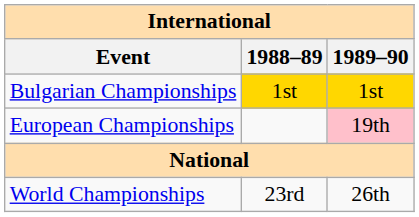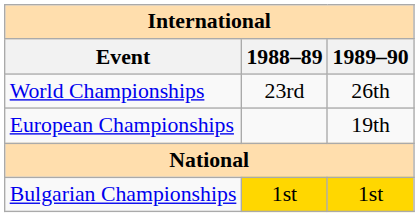rows swapped: (107, 194) <-> (123, 90)
(371, 125) pink background -> (371, 125) no background
